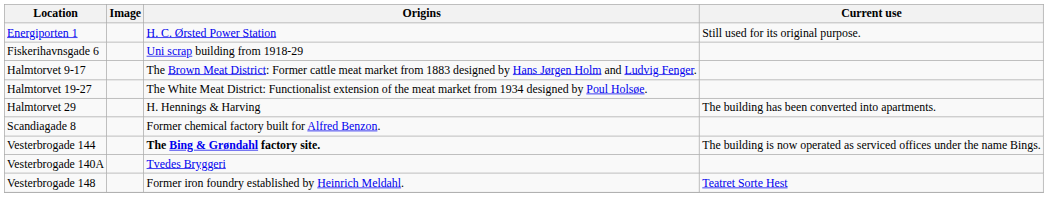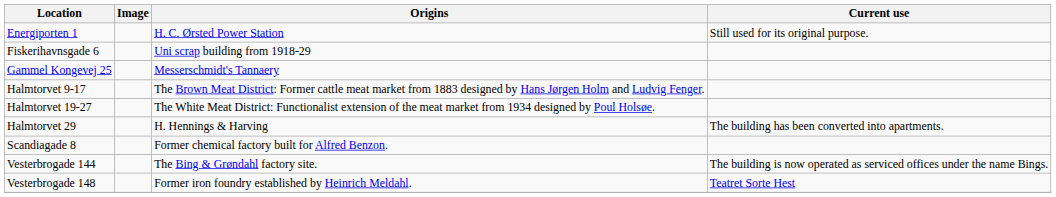+ row: (59, 70)
(233, 145) bold -> (236, 164) normal
- row: (56, 164)
